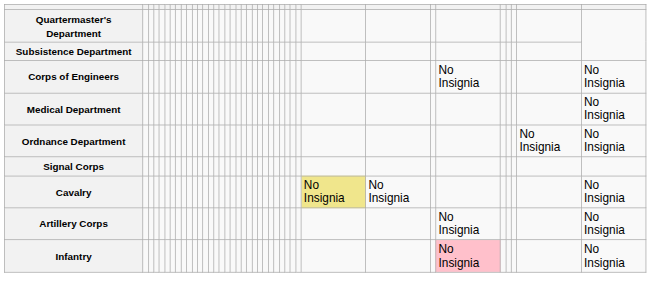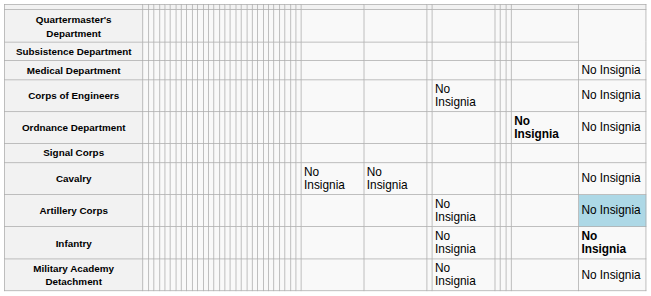rows swapped: (74, 109) <-> (74, 77)
(540, 141) normal -> (536, 127) bold
(324, 191) khaki background -> (324, 178) no background
(604, 224) no background -> (611, 210) lightblue background
(459, 256) pink background -> (455, 242) no background
(604, 256) normal -> (604, 242) bold
+ row: (74, 275)
